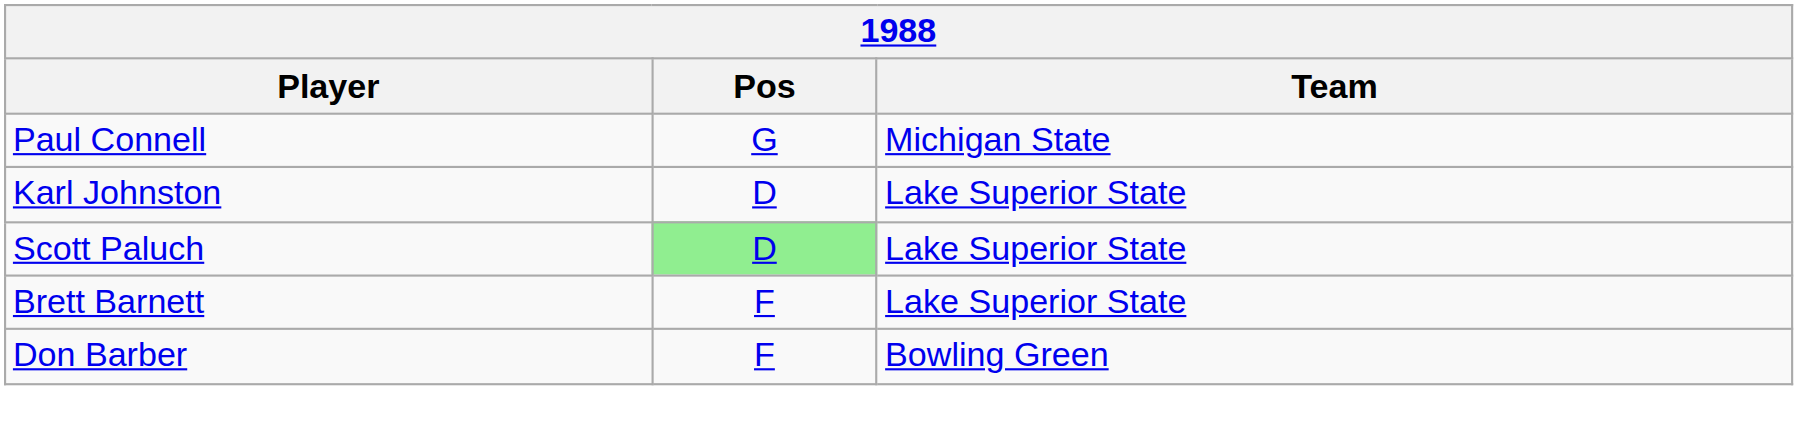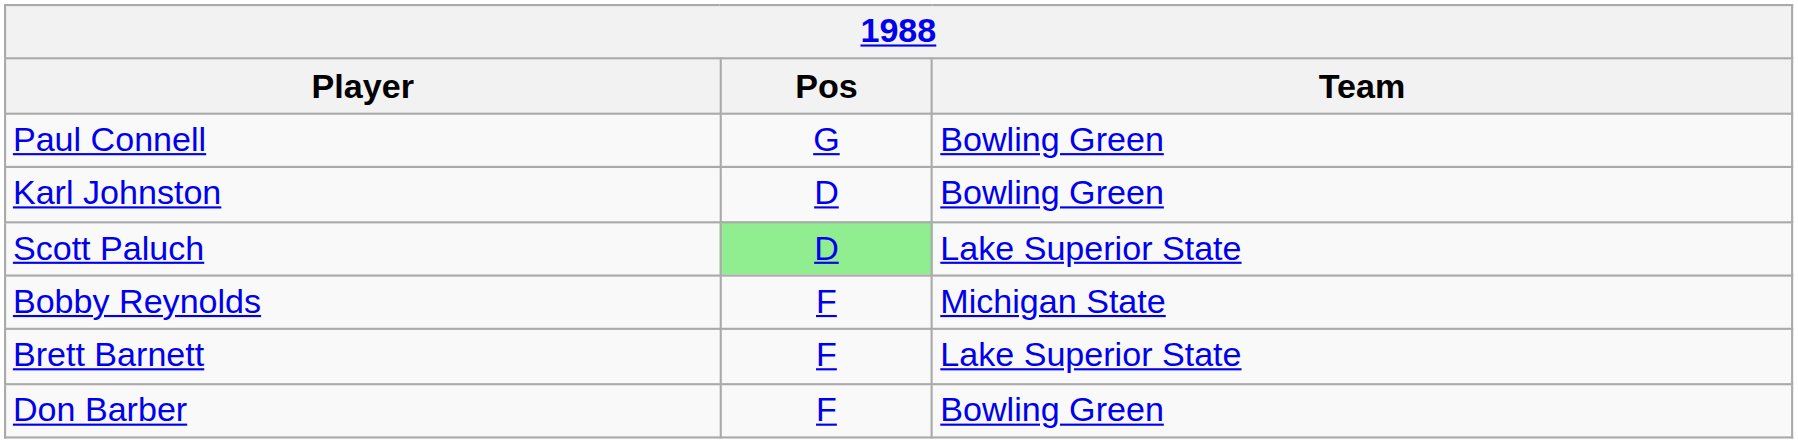(998, 139) Michigan State -> (1052, 139) Bowling Green
(1036, 193) Lake Superior State -> (1052, 193) Bowling Green
+ row: (137, 301)
